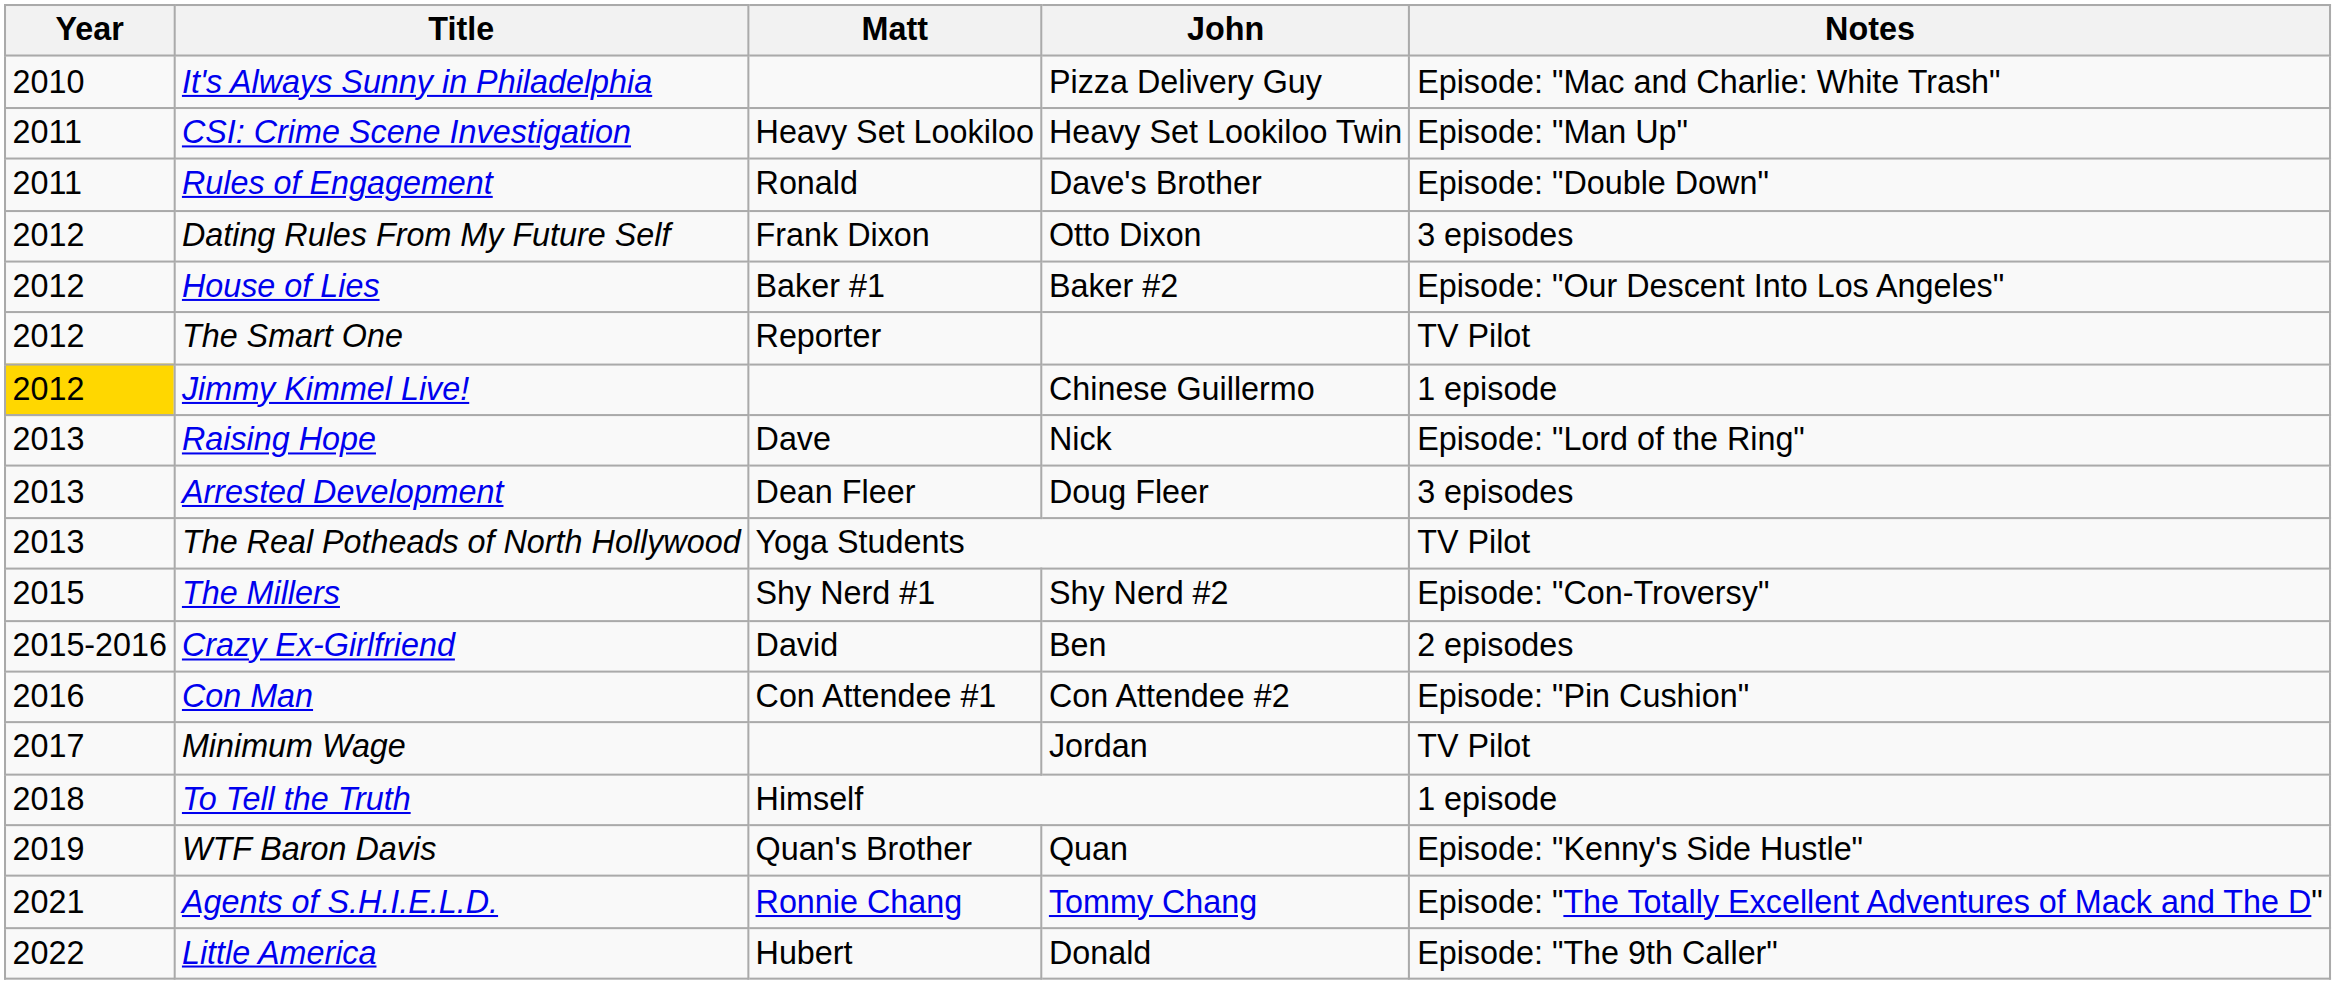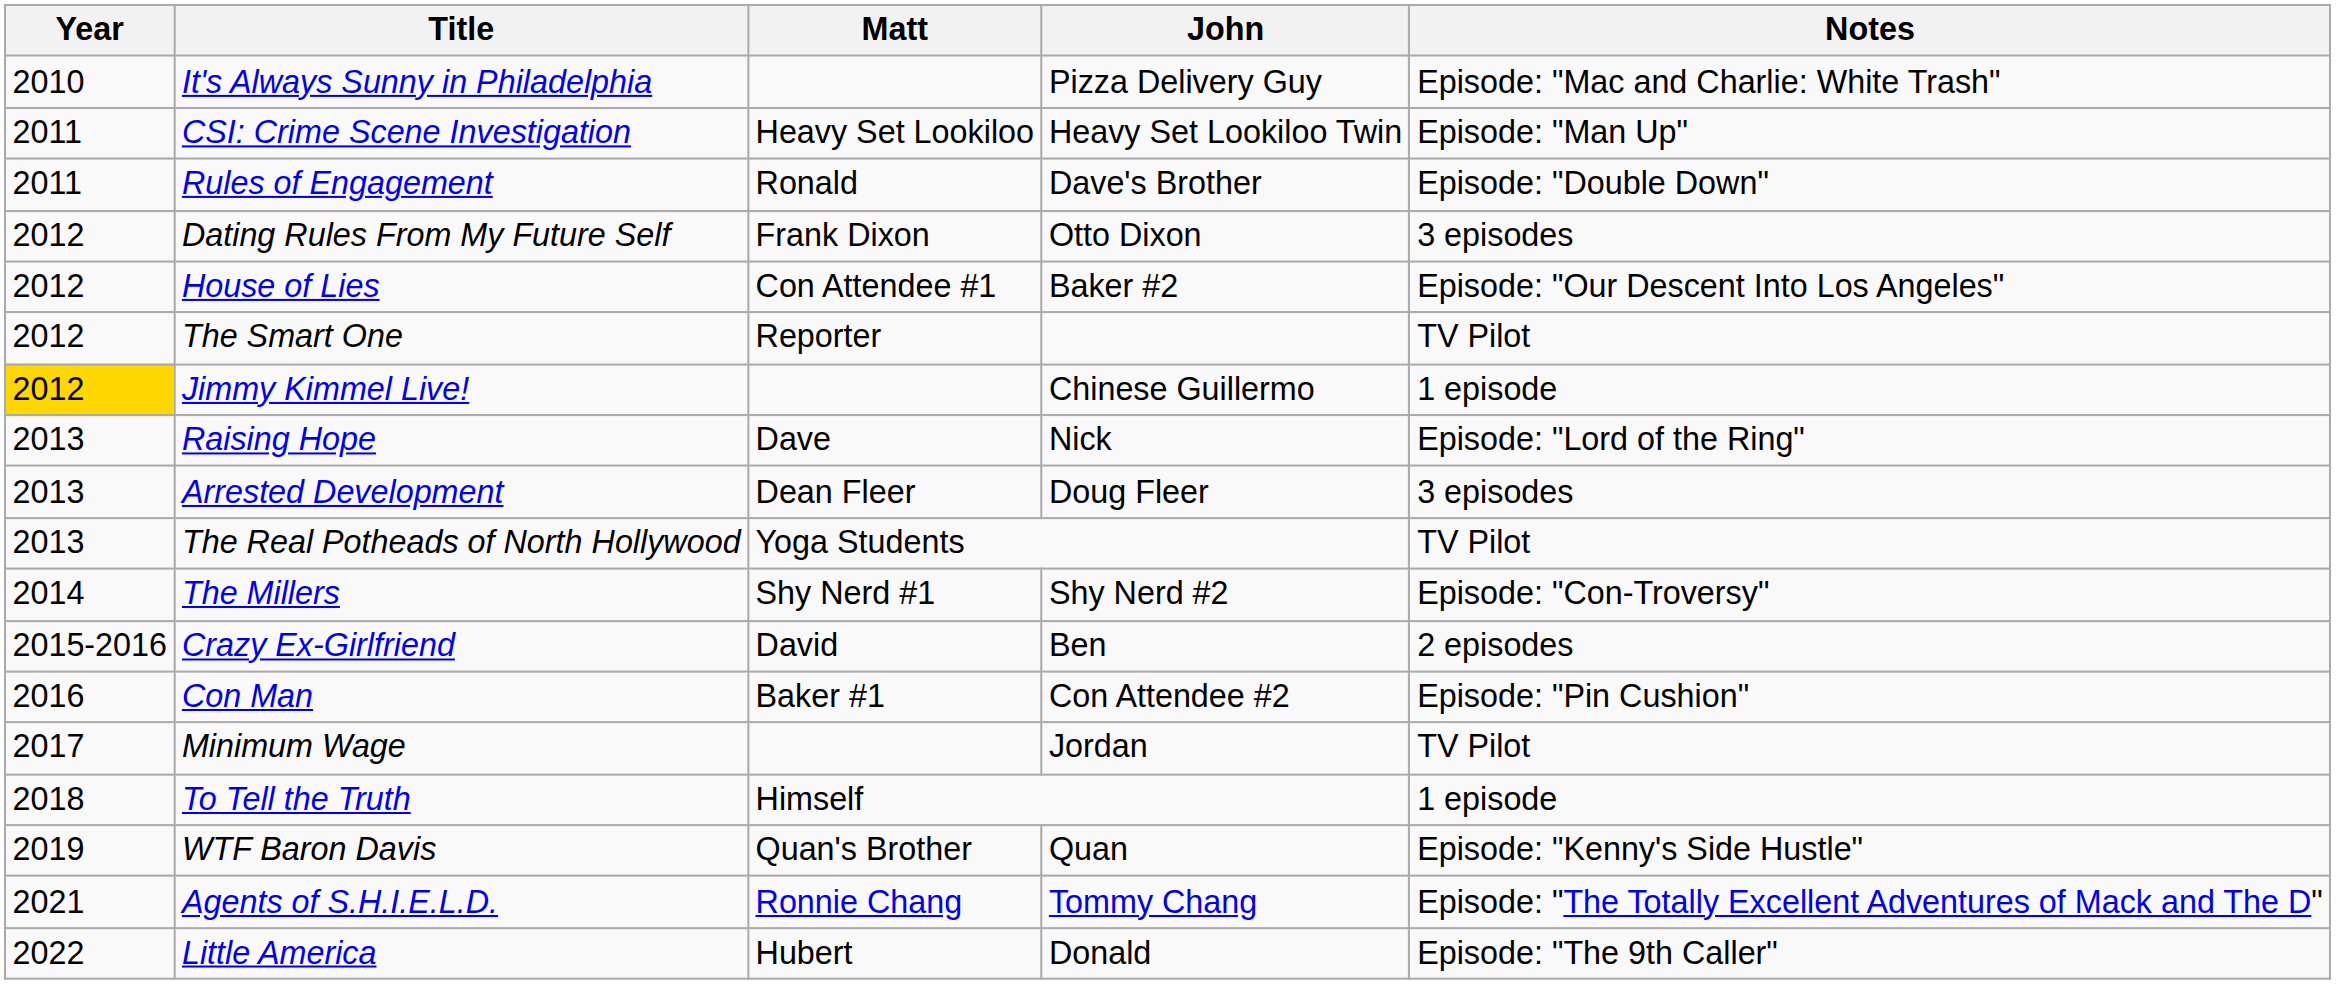(820, 286) Baker #1 -> (876, 286) Con Attendee #1
(48, 593) 2015 -> (48, 593) 2014
(876, 696) Con Attendee #1 -> (820, 696) Baker #1
